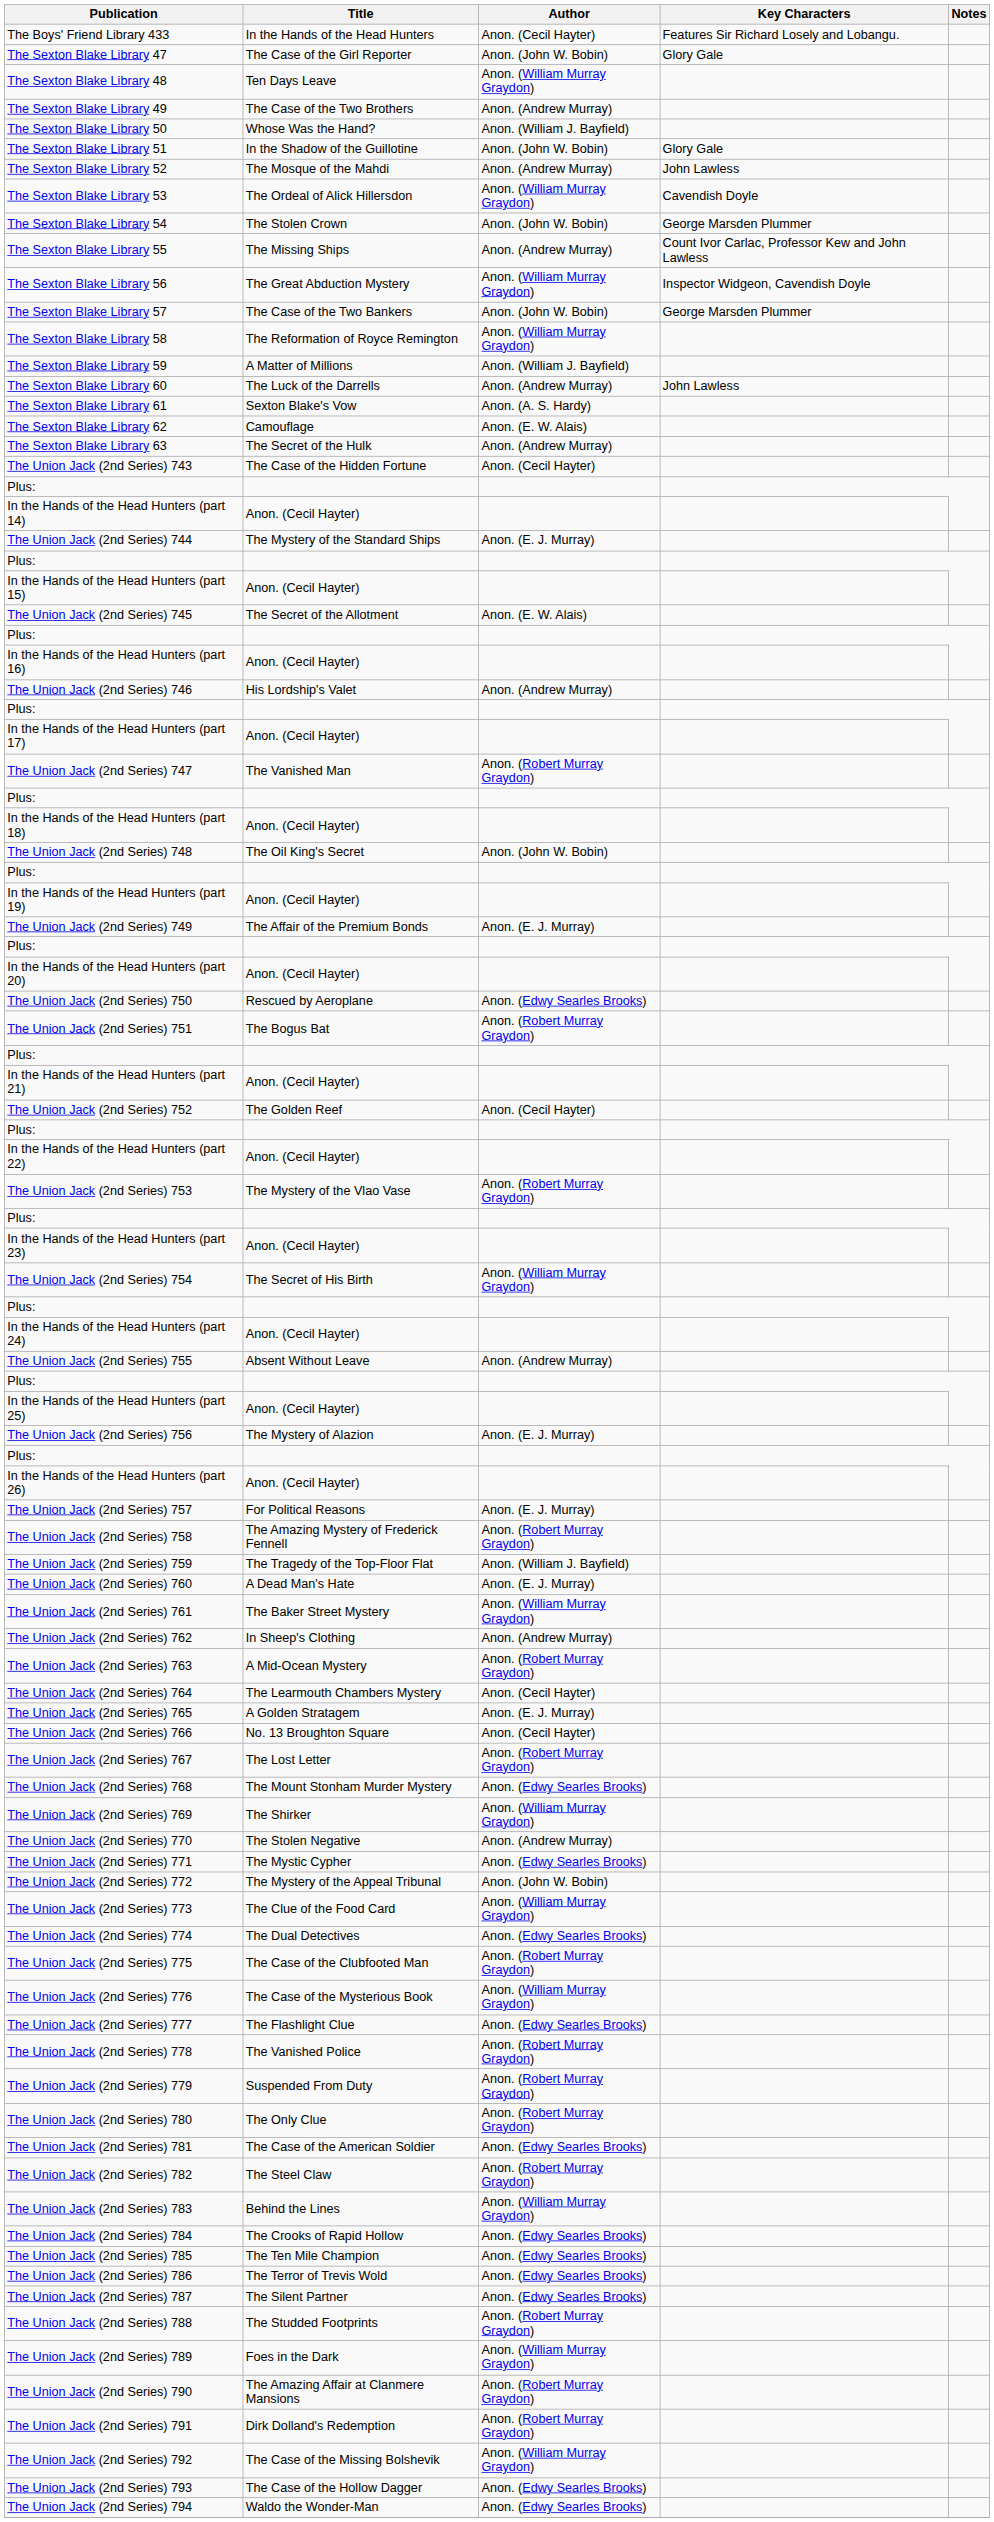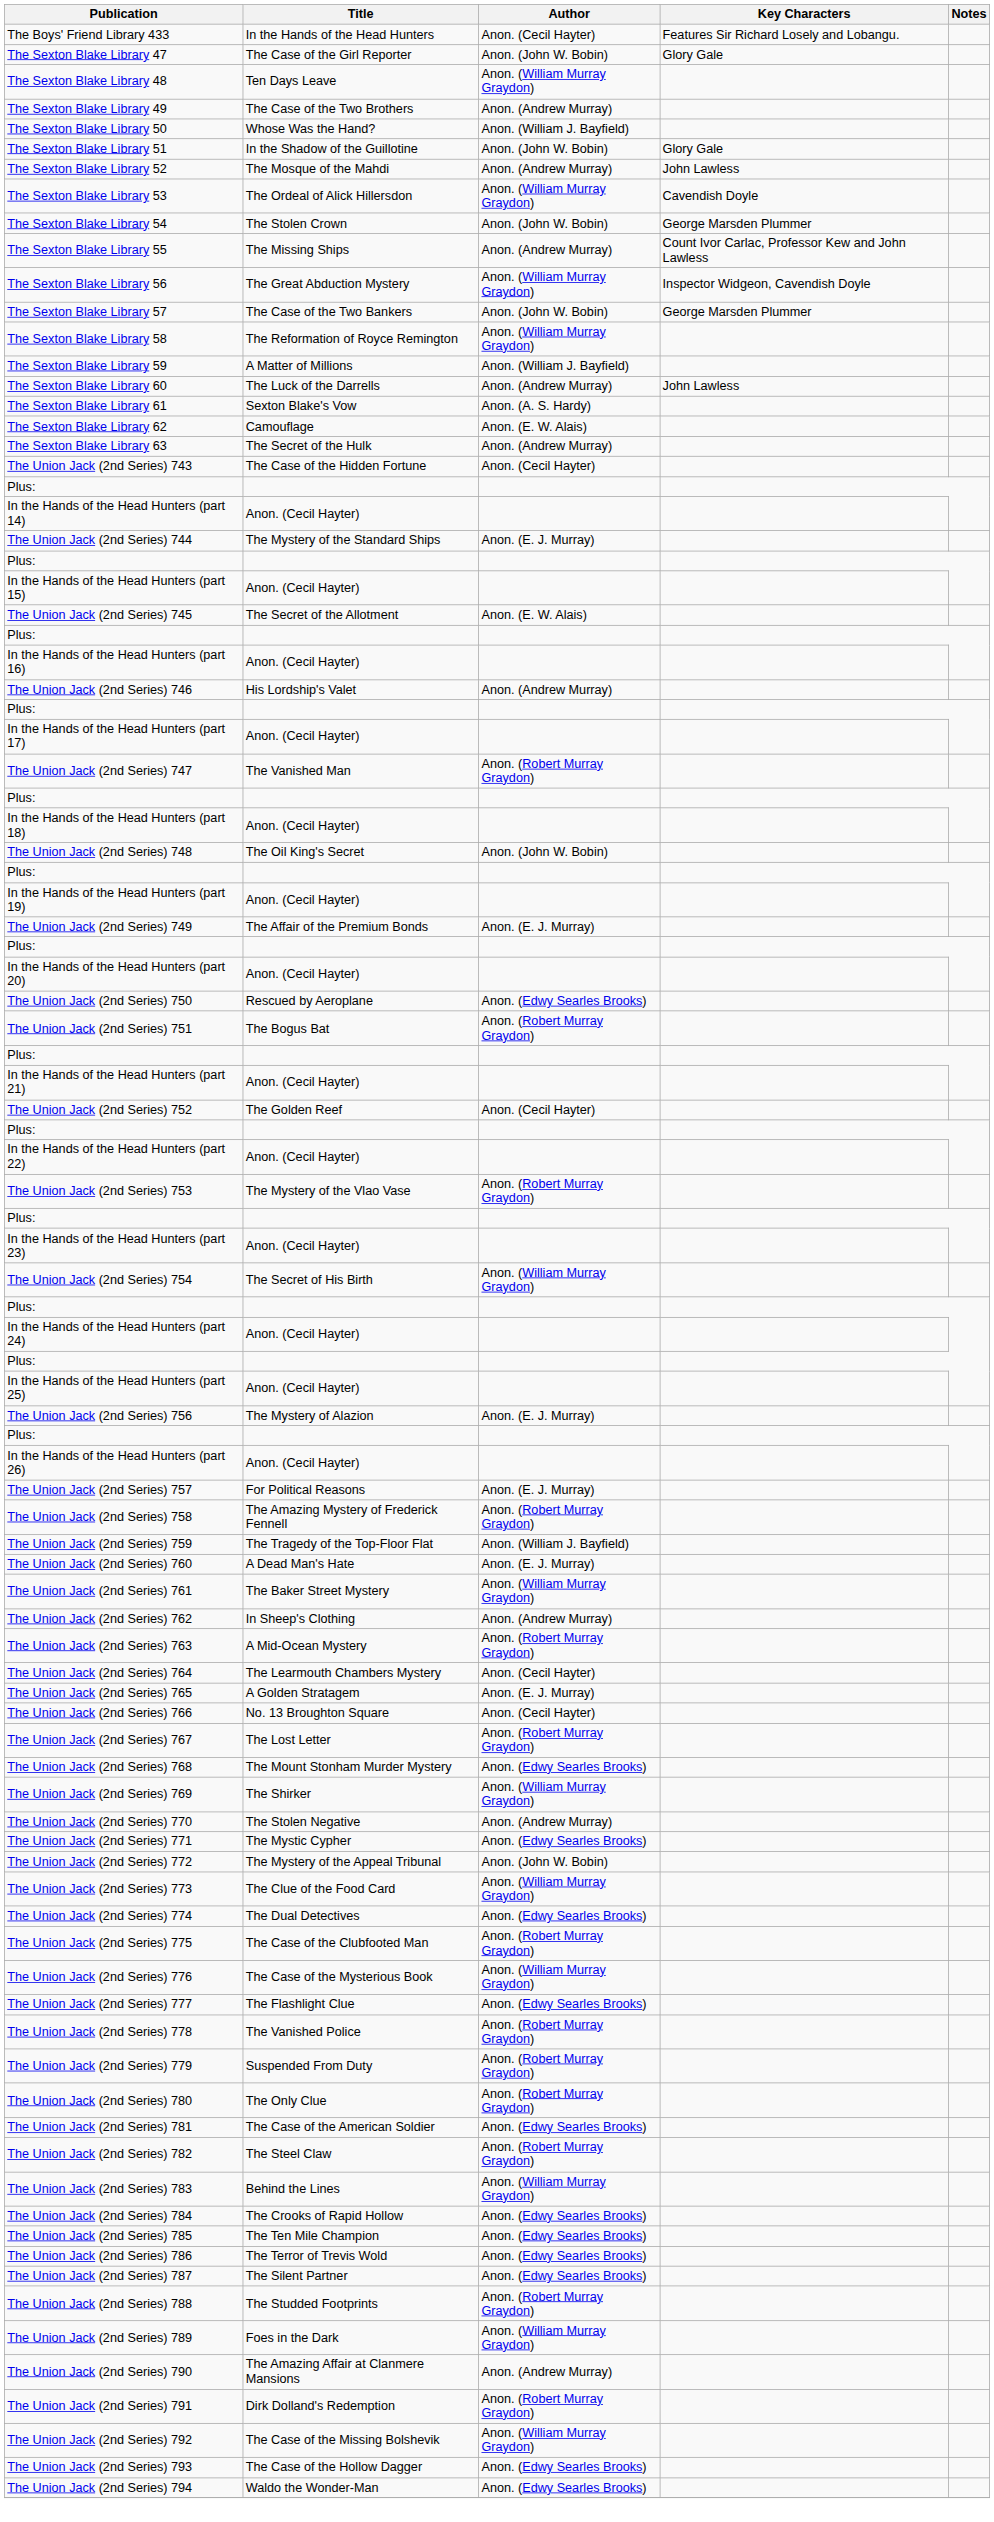- row: (100, 1361)
(542, 2392) Anon. (Robert Murray Graydon) -> (547, 2371) Anon. (Andrew Murray)
